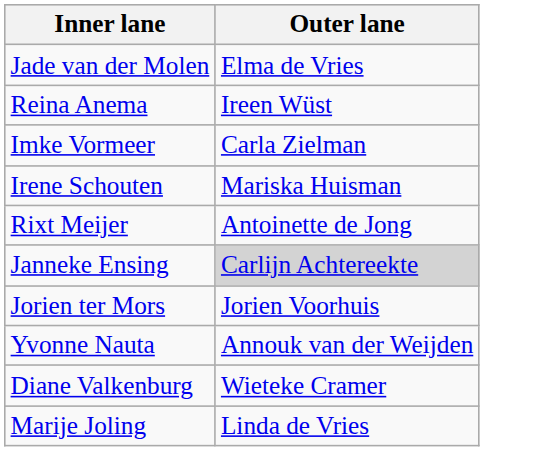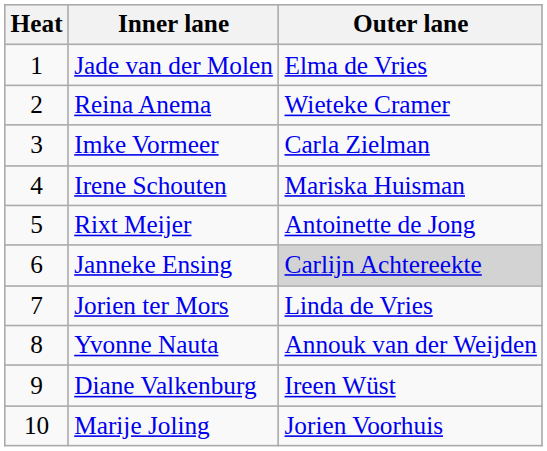+ column: (37, 24)
(277, 104) Ireen Wüst -> (367, 104) Wieteke Cramer
(300, 305) Jorien Voorhuis -> (359, 305) Linda de Vries
(304, 385) Wieteke Cramer -> (340, 385) Ireen Wüst
(295, 425) Linda de Vries -> (364, 425) Jorien Voorhuis
